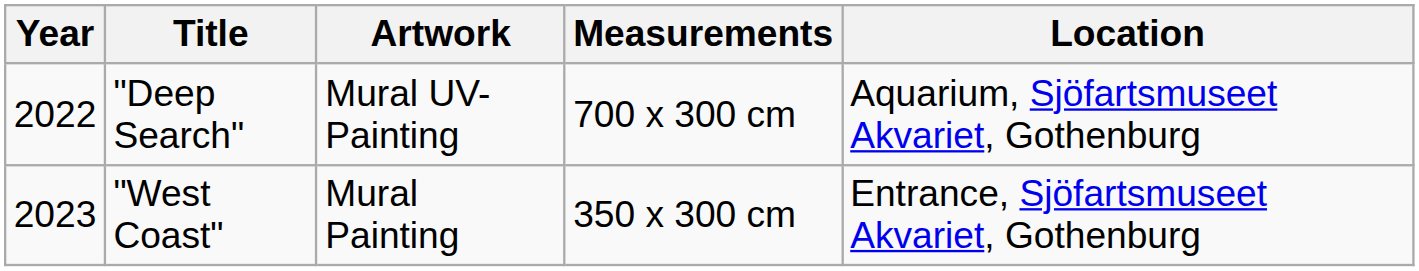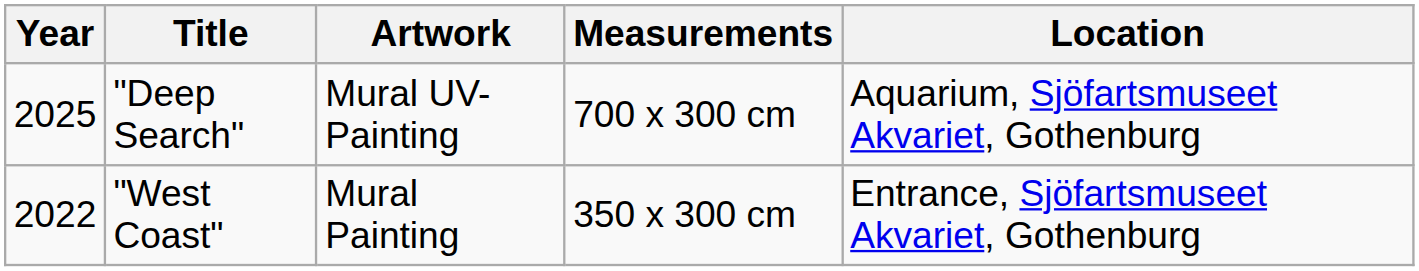(55, 113) 2022 -> (55, 113) 2025
(55, 214) 2023 -> (55, 214) 2022
